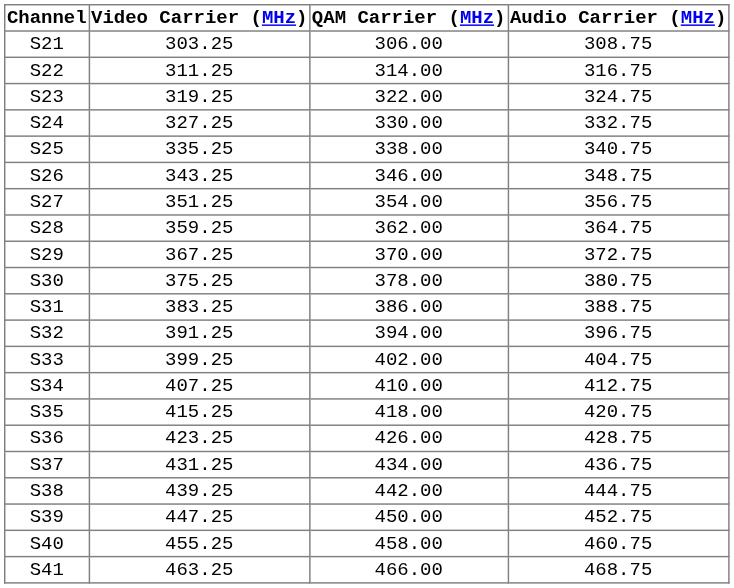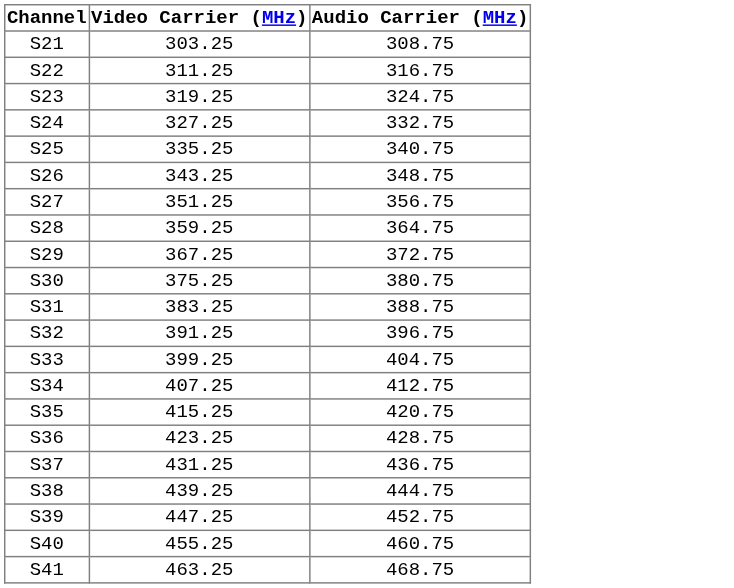- column: (409, 18)
